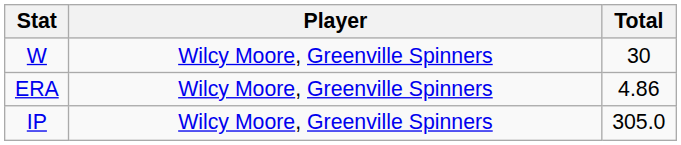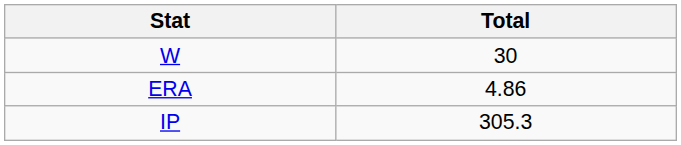- column: (335, 21)
(639, 122) 305.0 -> (506, 122) 305.3
